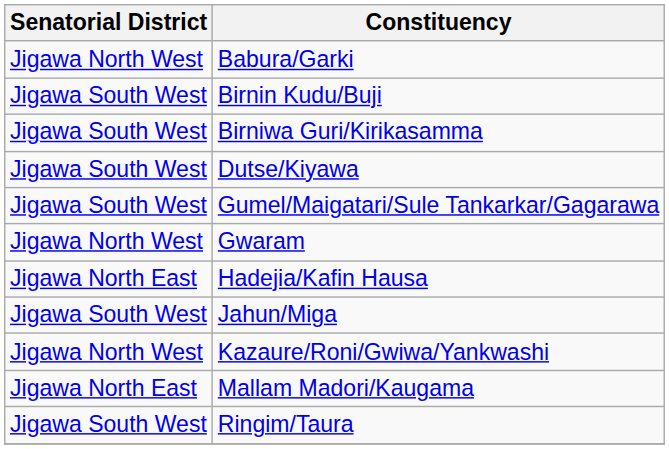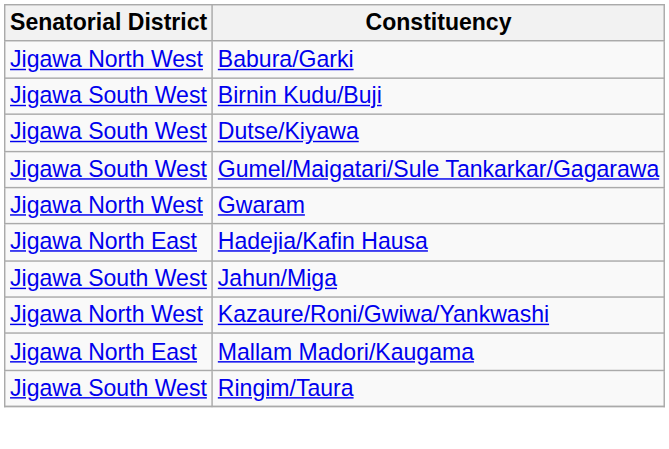- row: (350, 132)
